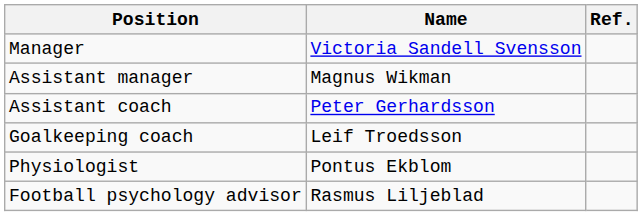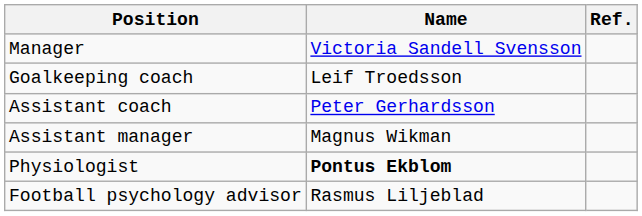rows swapped: (101, 78) <-> (101, 137)
(381, 167) normal -> (381, 167) bold
